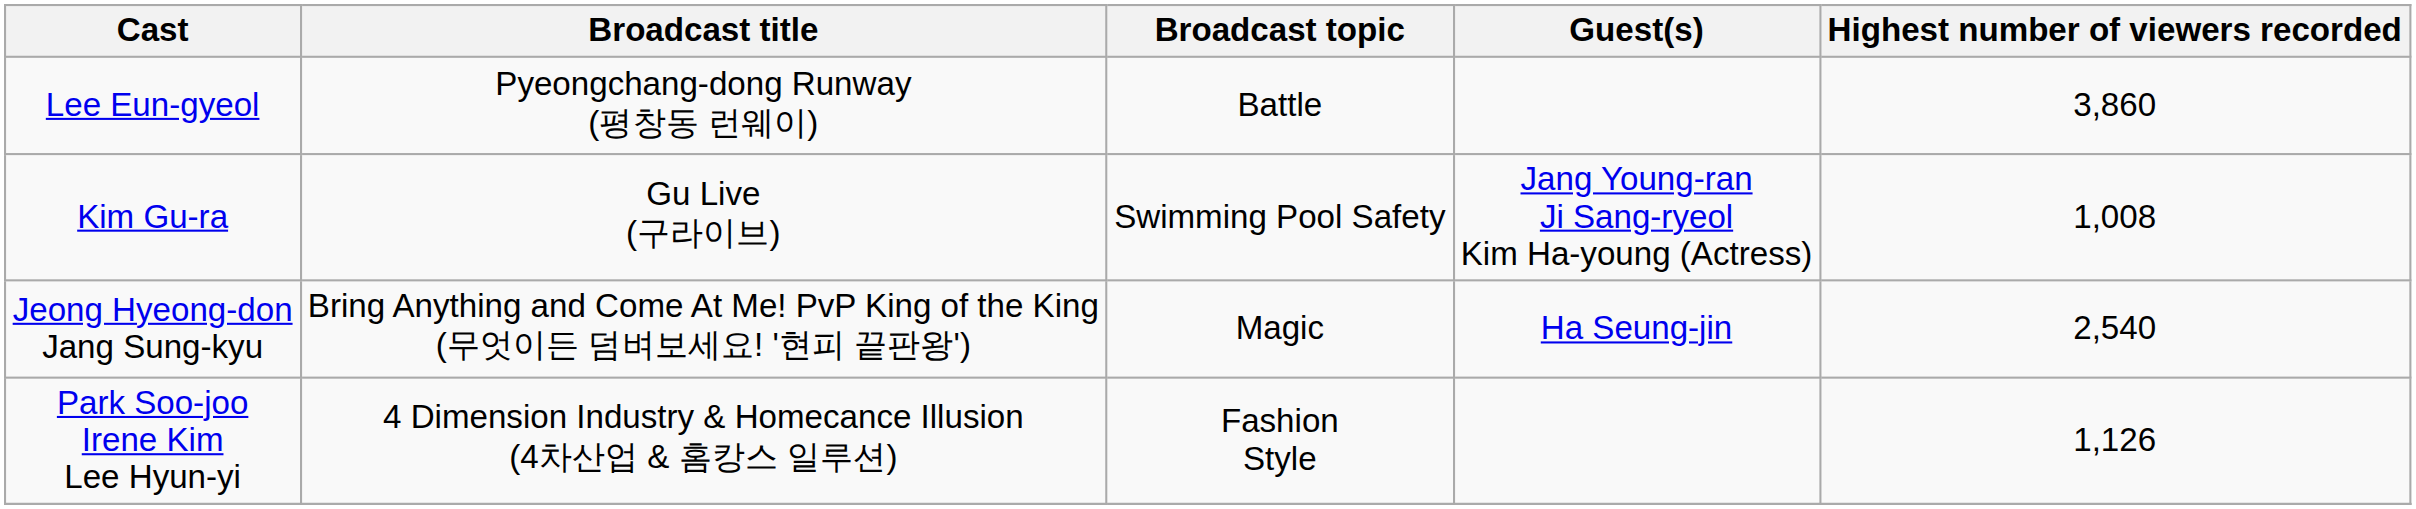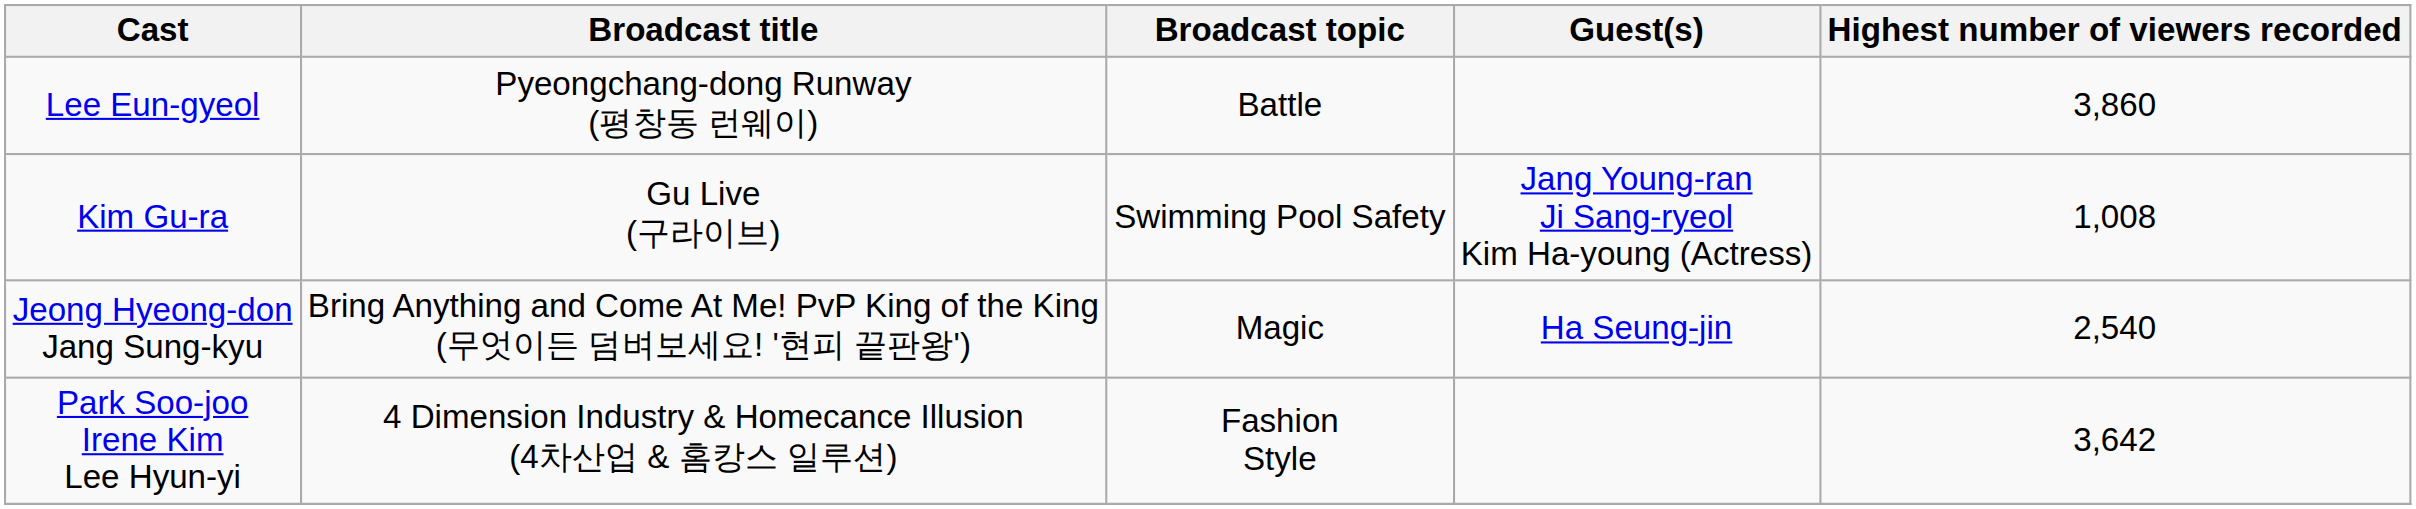(2115, 439) 1,126 -> (2115, 439) 3,642
